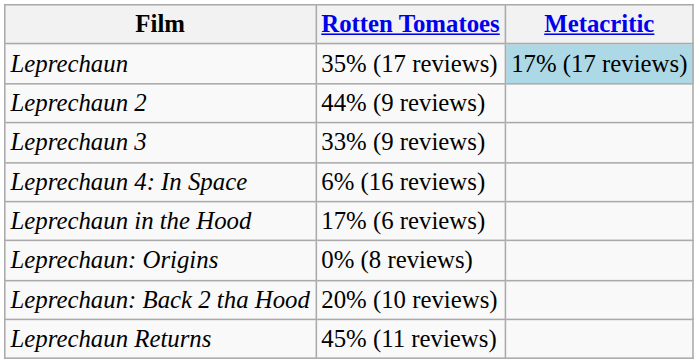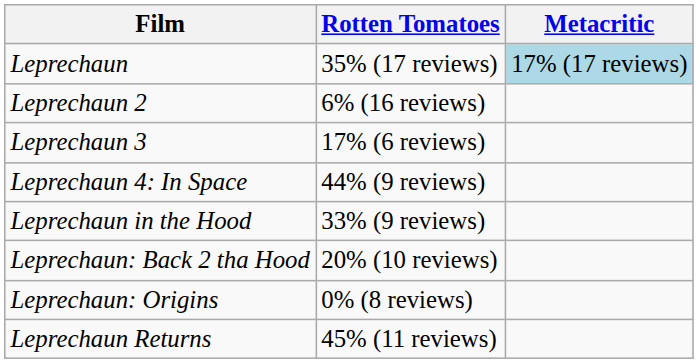(403, 102) 44% (9 reviews) -> (403, 102) 6% (16 reviews)
(403, 142) 33% (9 reviews) -> (403, 142) 17% (6 reviews)
(403, 181) 6% (16 reviews) -> (403, 181) 44% (9 reviews)
(403, 220) 17% (6 reviews) -> (403, 220) 33% (9 reviews)
rows swapped: (160, 299) <-> (114, 260)
